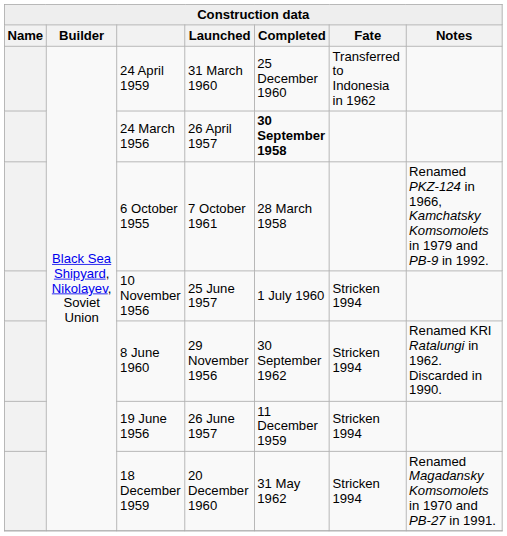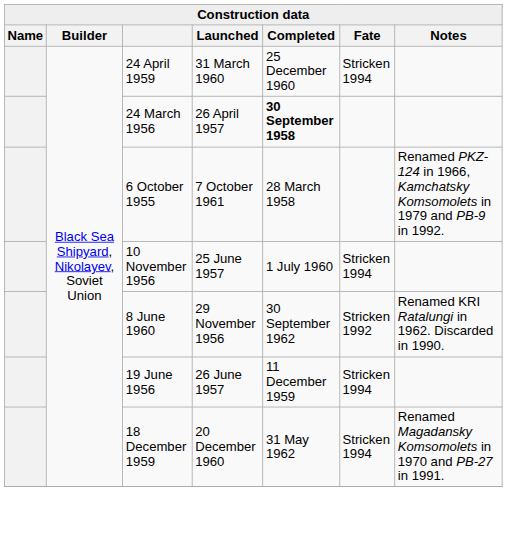(366, 78) Transferred to Indonesia in 1962 -> (366, 71) Stricken 1994
(356, 361) Stricken 1994 -> (366, 324) Stricken 1992
